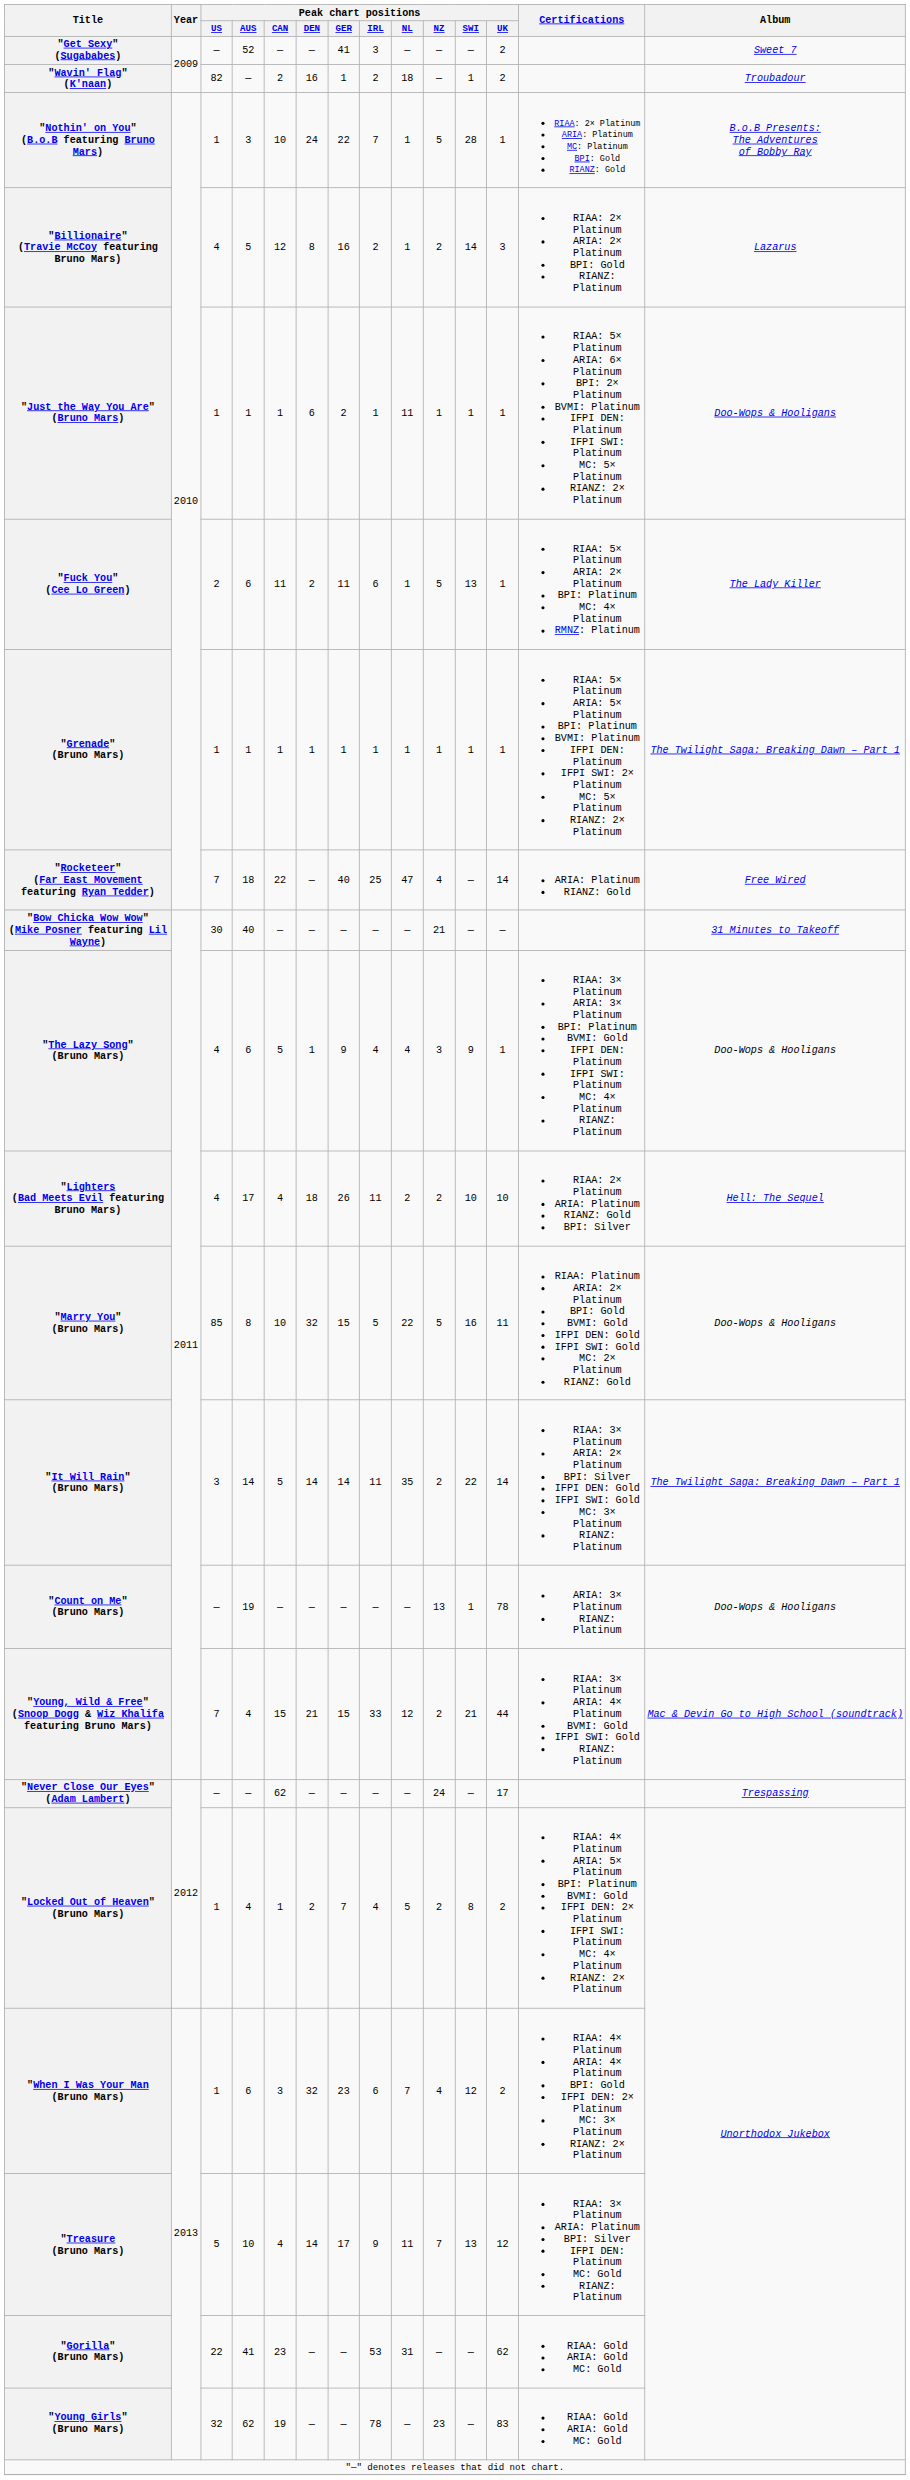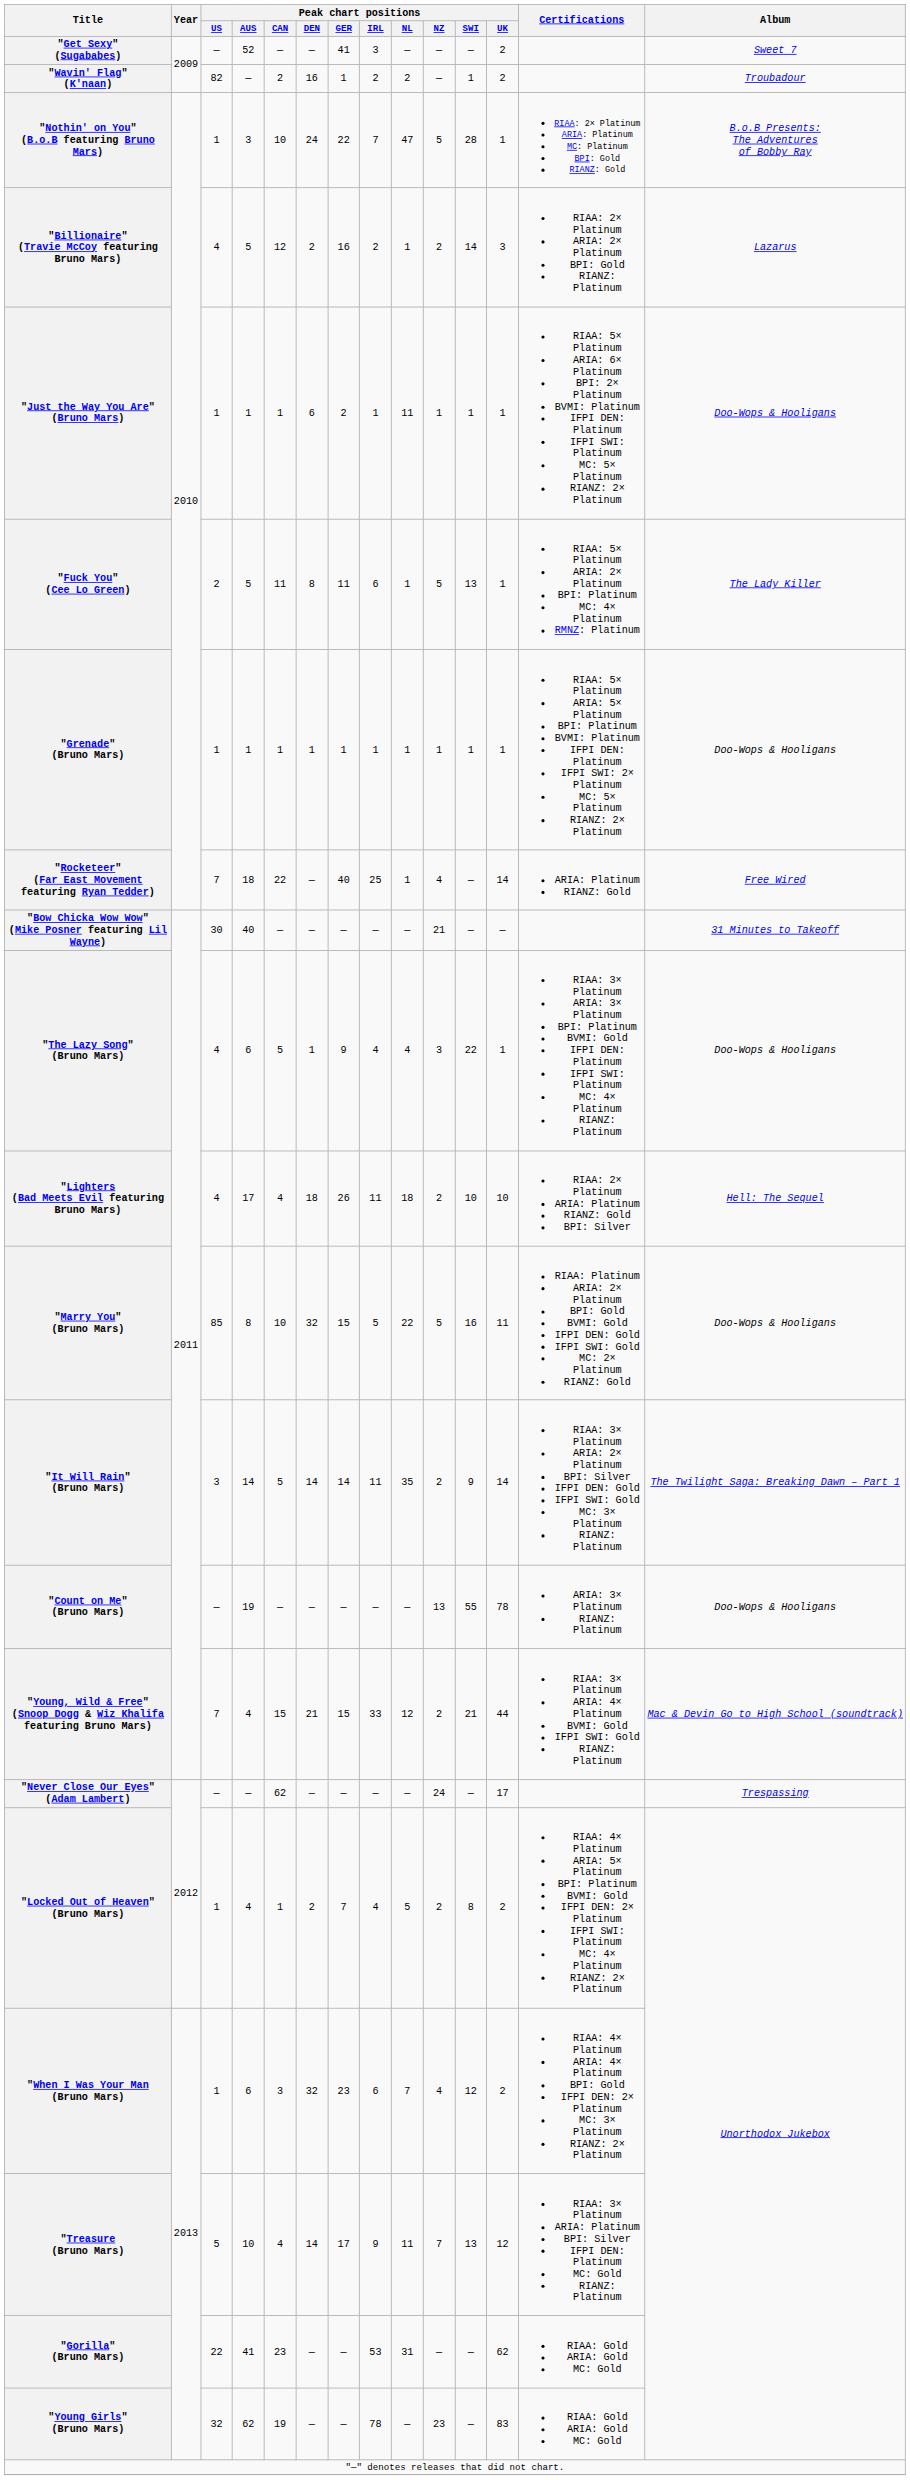(407, 79) 18 -> (407, 79) 2
(407, 140) 1 -> (407, 140) 47
(312, 247) 8 -> (312, 247) 2
(248, 584) 6 -> (248, 584) 5
(312, 584) 2 -> (312, 584) 8
(775, 750) The Twilight Saga: Breaking Dawn – Part 1 -> (775, 750) Doo-Wops & Hooligans
(407, 880) 47 -> (407, 880) 1
(471, 1050) 9 -> (471, 1050) 22
(407, 1198) 2 -> (407, 1198) 18
(471, 1483) 22 -> (471, 1483) 9
(471, 1607) 1 -> (471, 1607) 55
